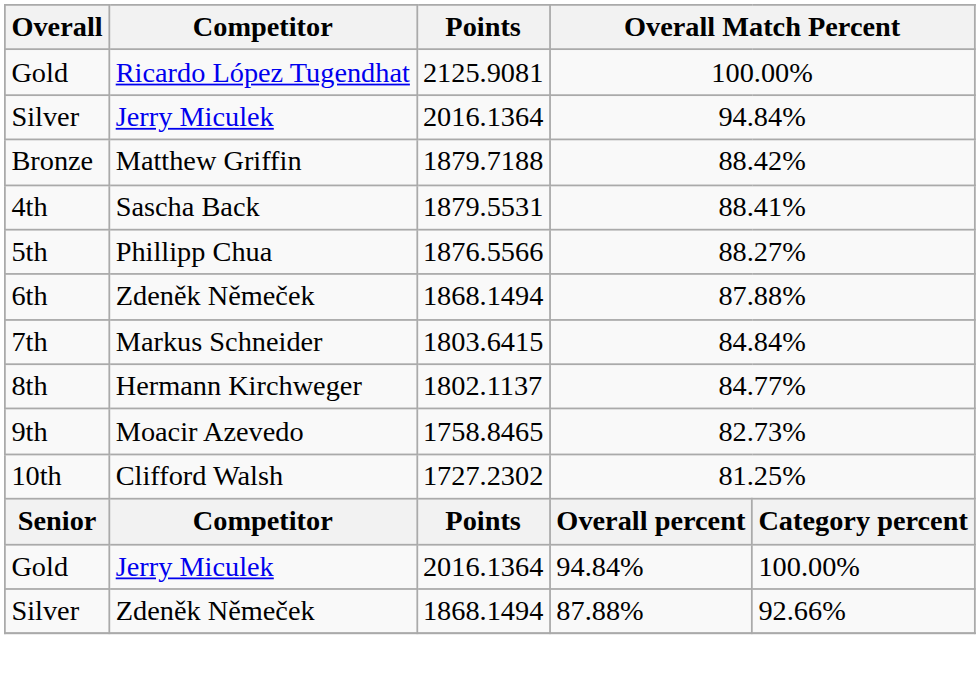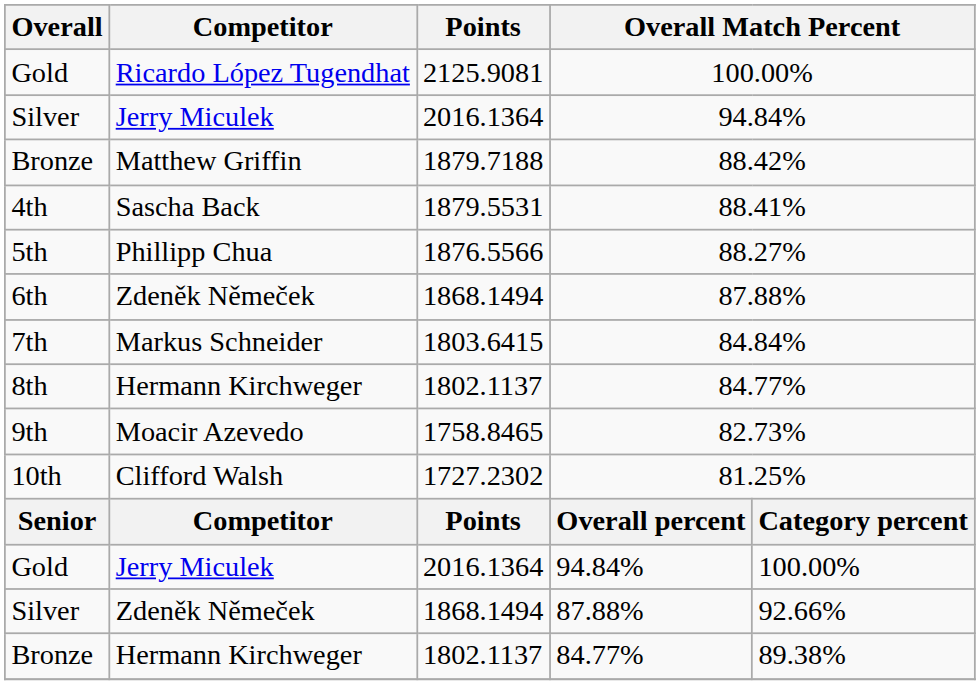+ row: (52, 655)
